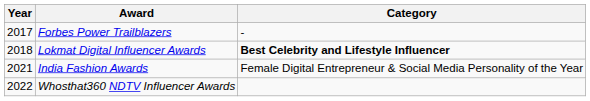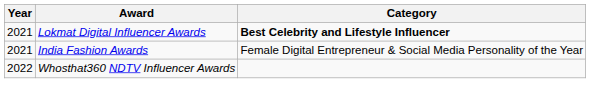- row: (105, 31)
(20, 50) 2018 -> (20, 31) 2021
